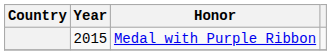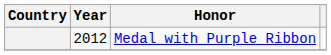(90, 39) 2015 -> (90, 39) 2012
